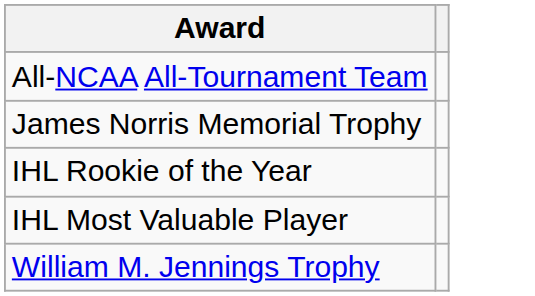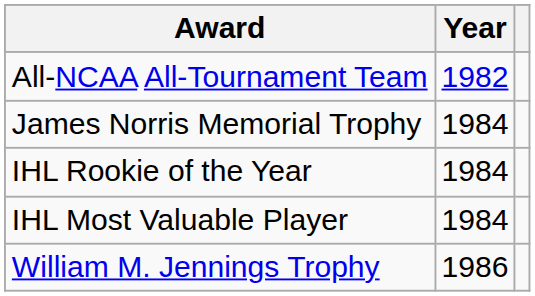+ column: (475, 28)
